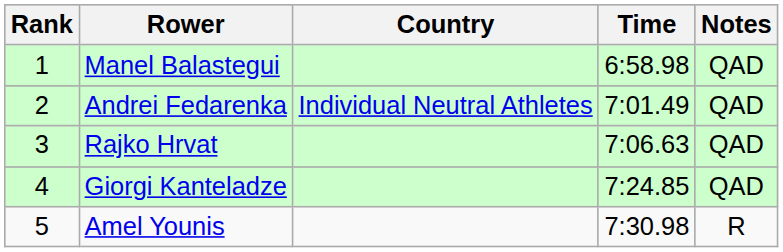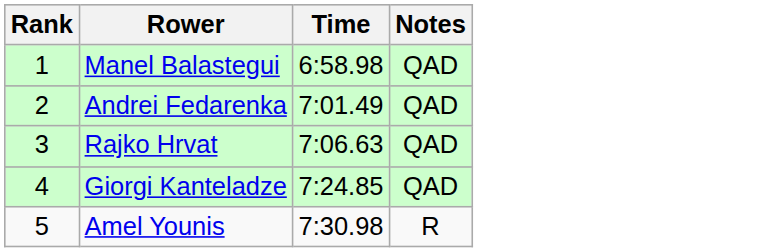- column: (446, 24)
